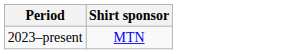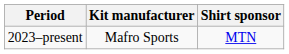+ column: (142, 15)
